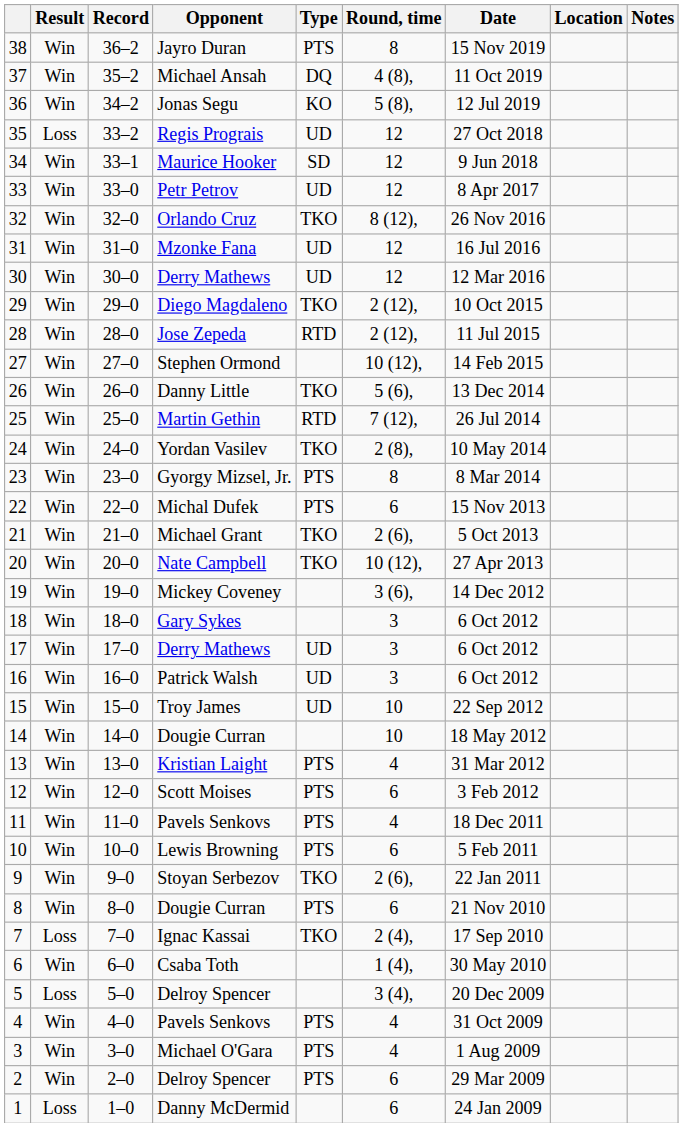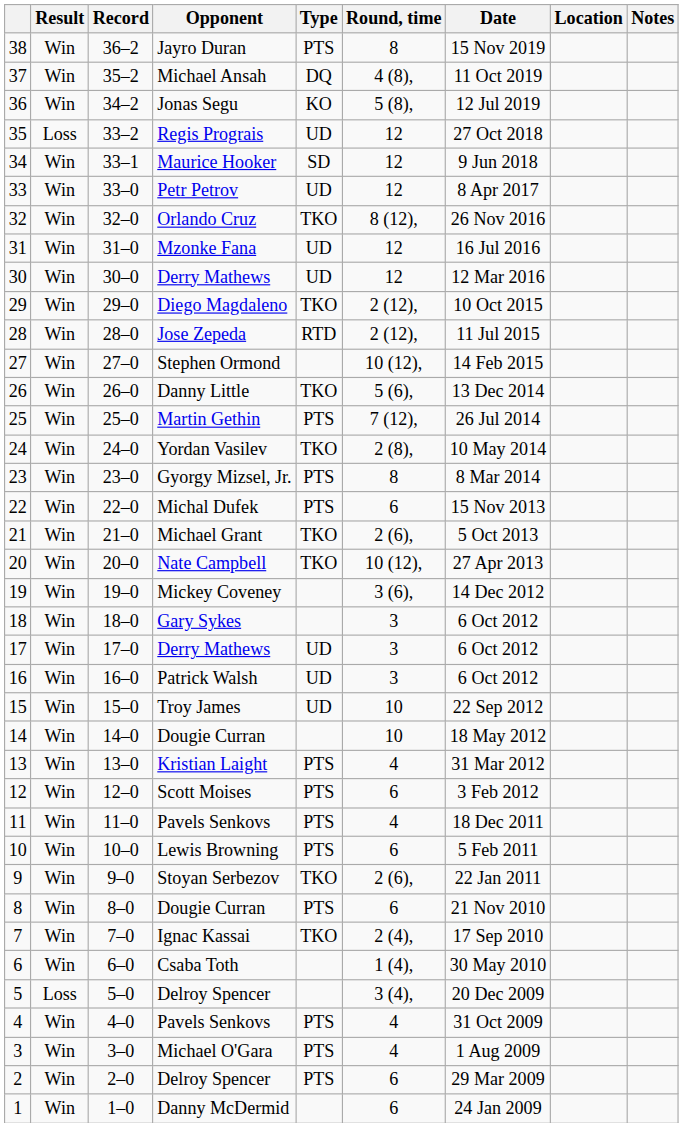(319, 420) RTD -> (319, 420) PTS
(60, 936) Loss -> (60, 936) Win
(60, 1108) Loss -> (60, 1108) Win
